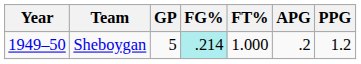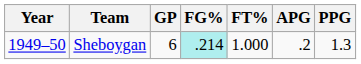(173, 45) 5 -> (173, 45) 6
(341, 45) 1.2 -> (341, 45) 1.3
